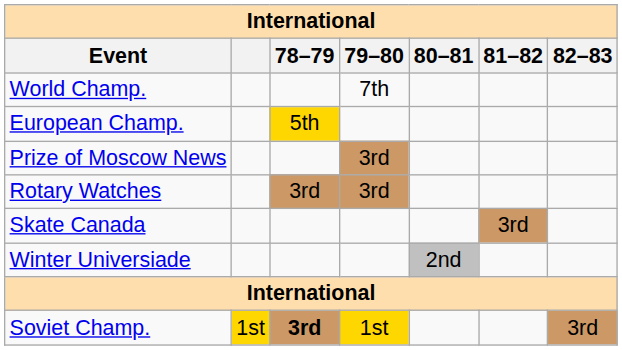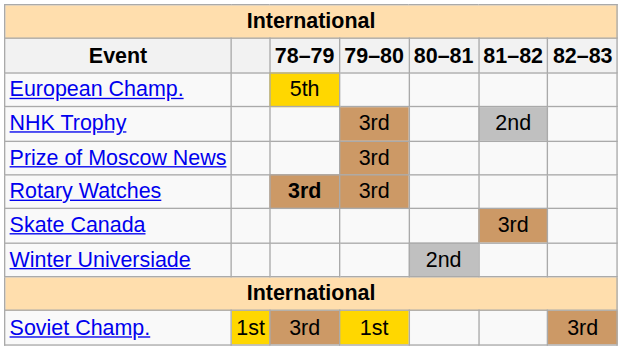- row: (78, 89)
+ row: (68, 123)
(305, 191) normal -> (305, 191) bold
(305, 327) bold -> (305, 327) normal
